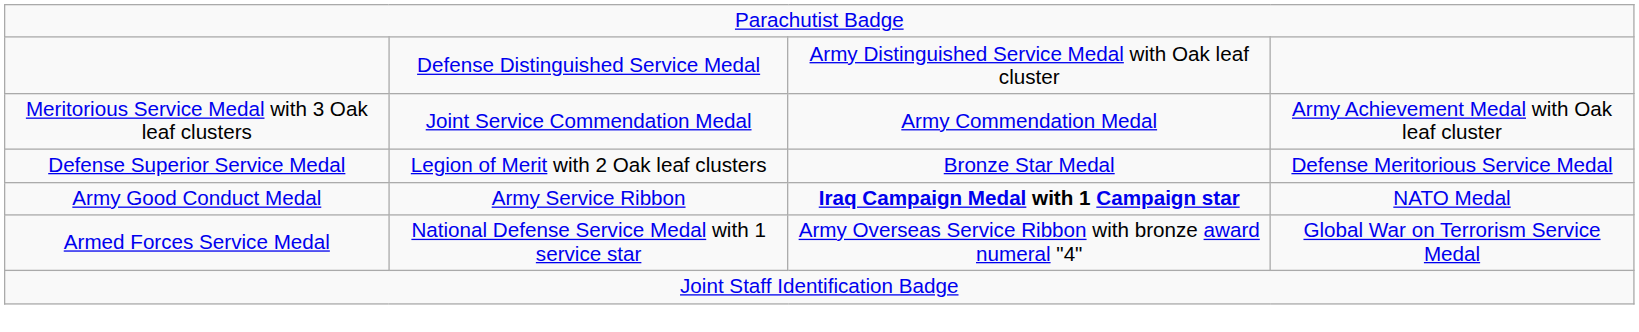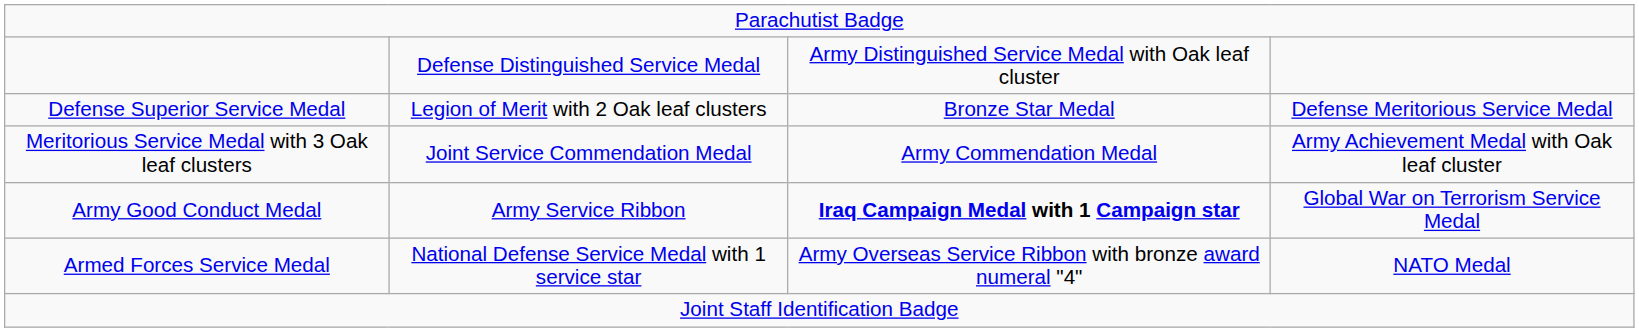rows swapped: (197, 165) <-> (197, 121)
(1452, 198) NATO Medal -> (1452, 209) Global War on Terrorism Service Medal
(1452, 242) Global War on Terrorism Service Medal -> (1452, 265) NATO Medal
